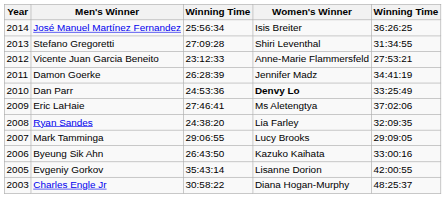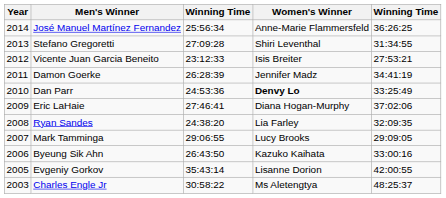(278, 28) Isis Breiter -> (312, 28) Anne-Marie Flammersfeld
(312, 59) Anne-Marie Flammersfeld -> (278, 59) Isis Breiter
(286, 106) Ms Aletengtya -> (302, 106) Diana Hogan-Murphy
(302, 185) Diana Hogan-Murphy -> (286, 185) Ms Aletengtya
